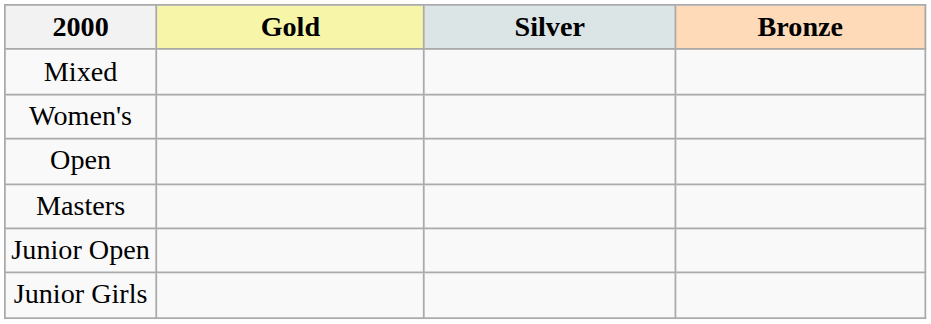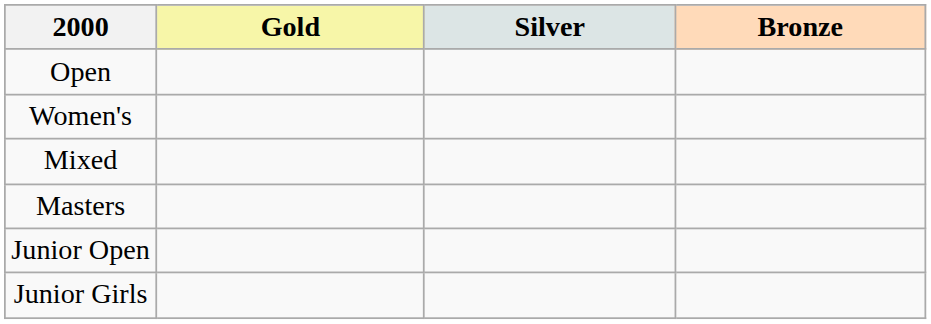rows swapped: (81, 160) <-> (81, 71)
